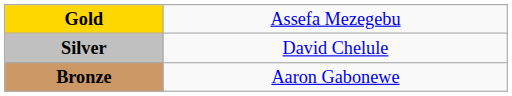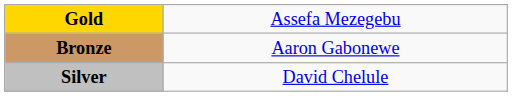rows swapped: (84, 47) <-> (84, 76)
